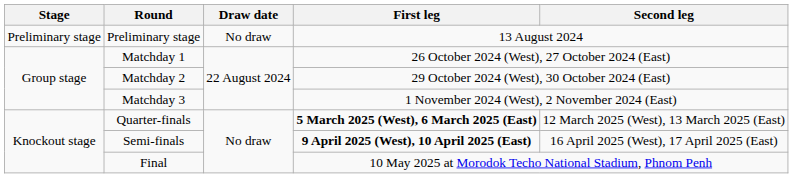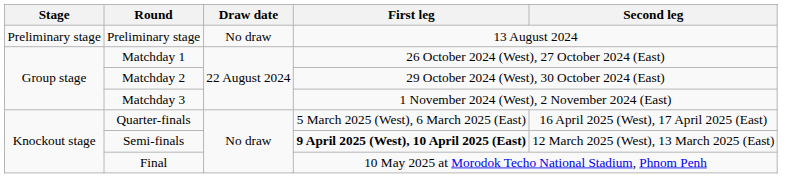(417, 120) bold -> (411, 120) normal
(664, 120) 12 March 2025 (West), 13 March 2025 (East) -> (653, 120) 16 April 2025 (West), 17 April 2025 (East)
(664, 141) 16 April 2025 (West), 17 April 2025 (East) -> (653, 141) 12 March 2025 (West), 13 March 2025 (East)
